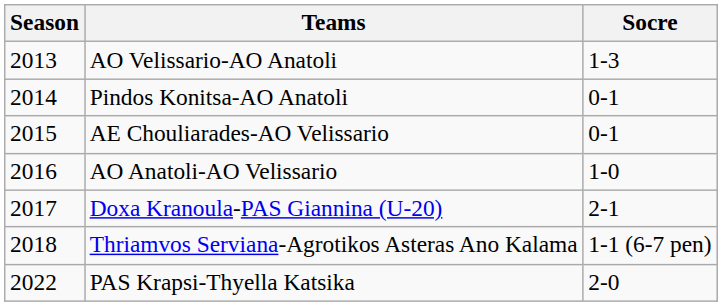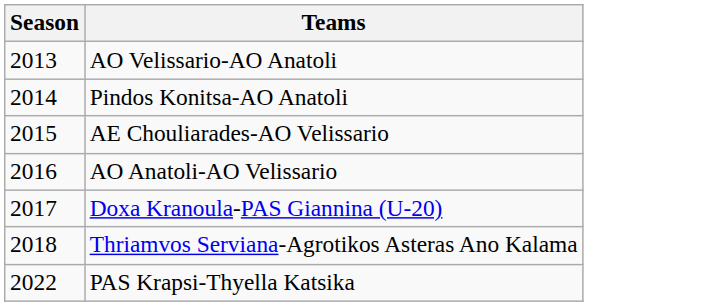- column: (650, 23)
